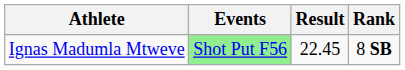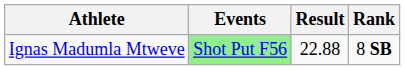(320, 49) 22.45 -> (320, 49) 22.88
